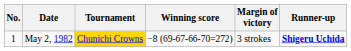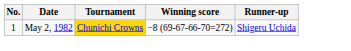- column: (257, 18)
(313, 39) bold -> (267, 27) normal
